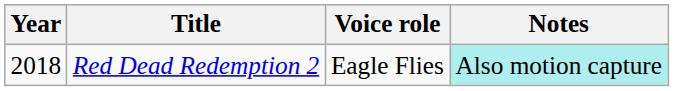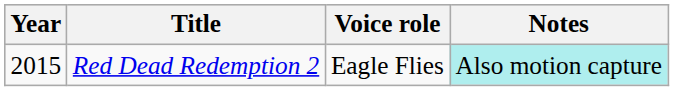(36, 64) 2018 -> (36, 64) 2015
